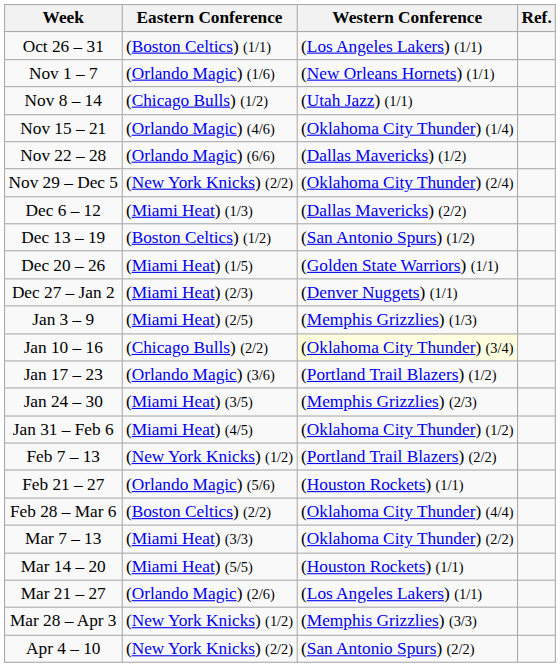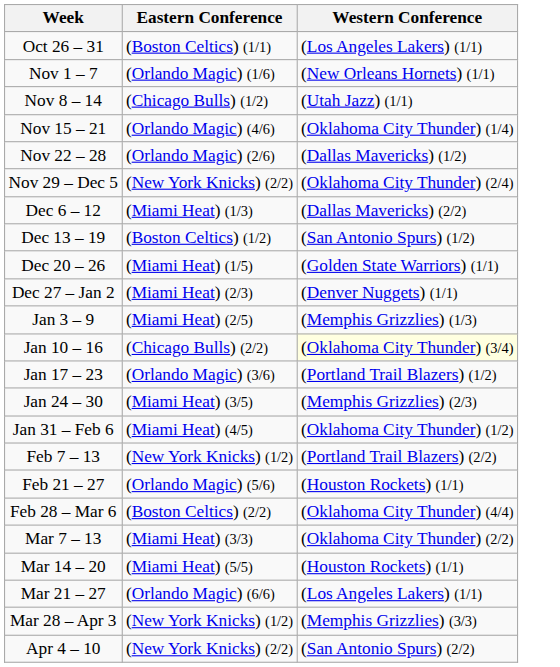- column: (537, 18)
(200, 155) (Orlando Magic) (6/6) -> (200, 155) (Orlando Magic) (2/6)
(200, 593) (Orlando Magic) (2/6) -> (200, 593) (Orlando Magic) (6/6)
